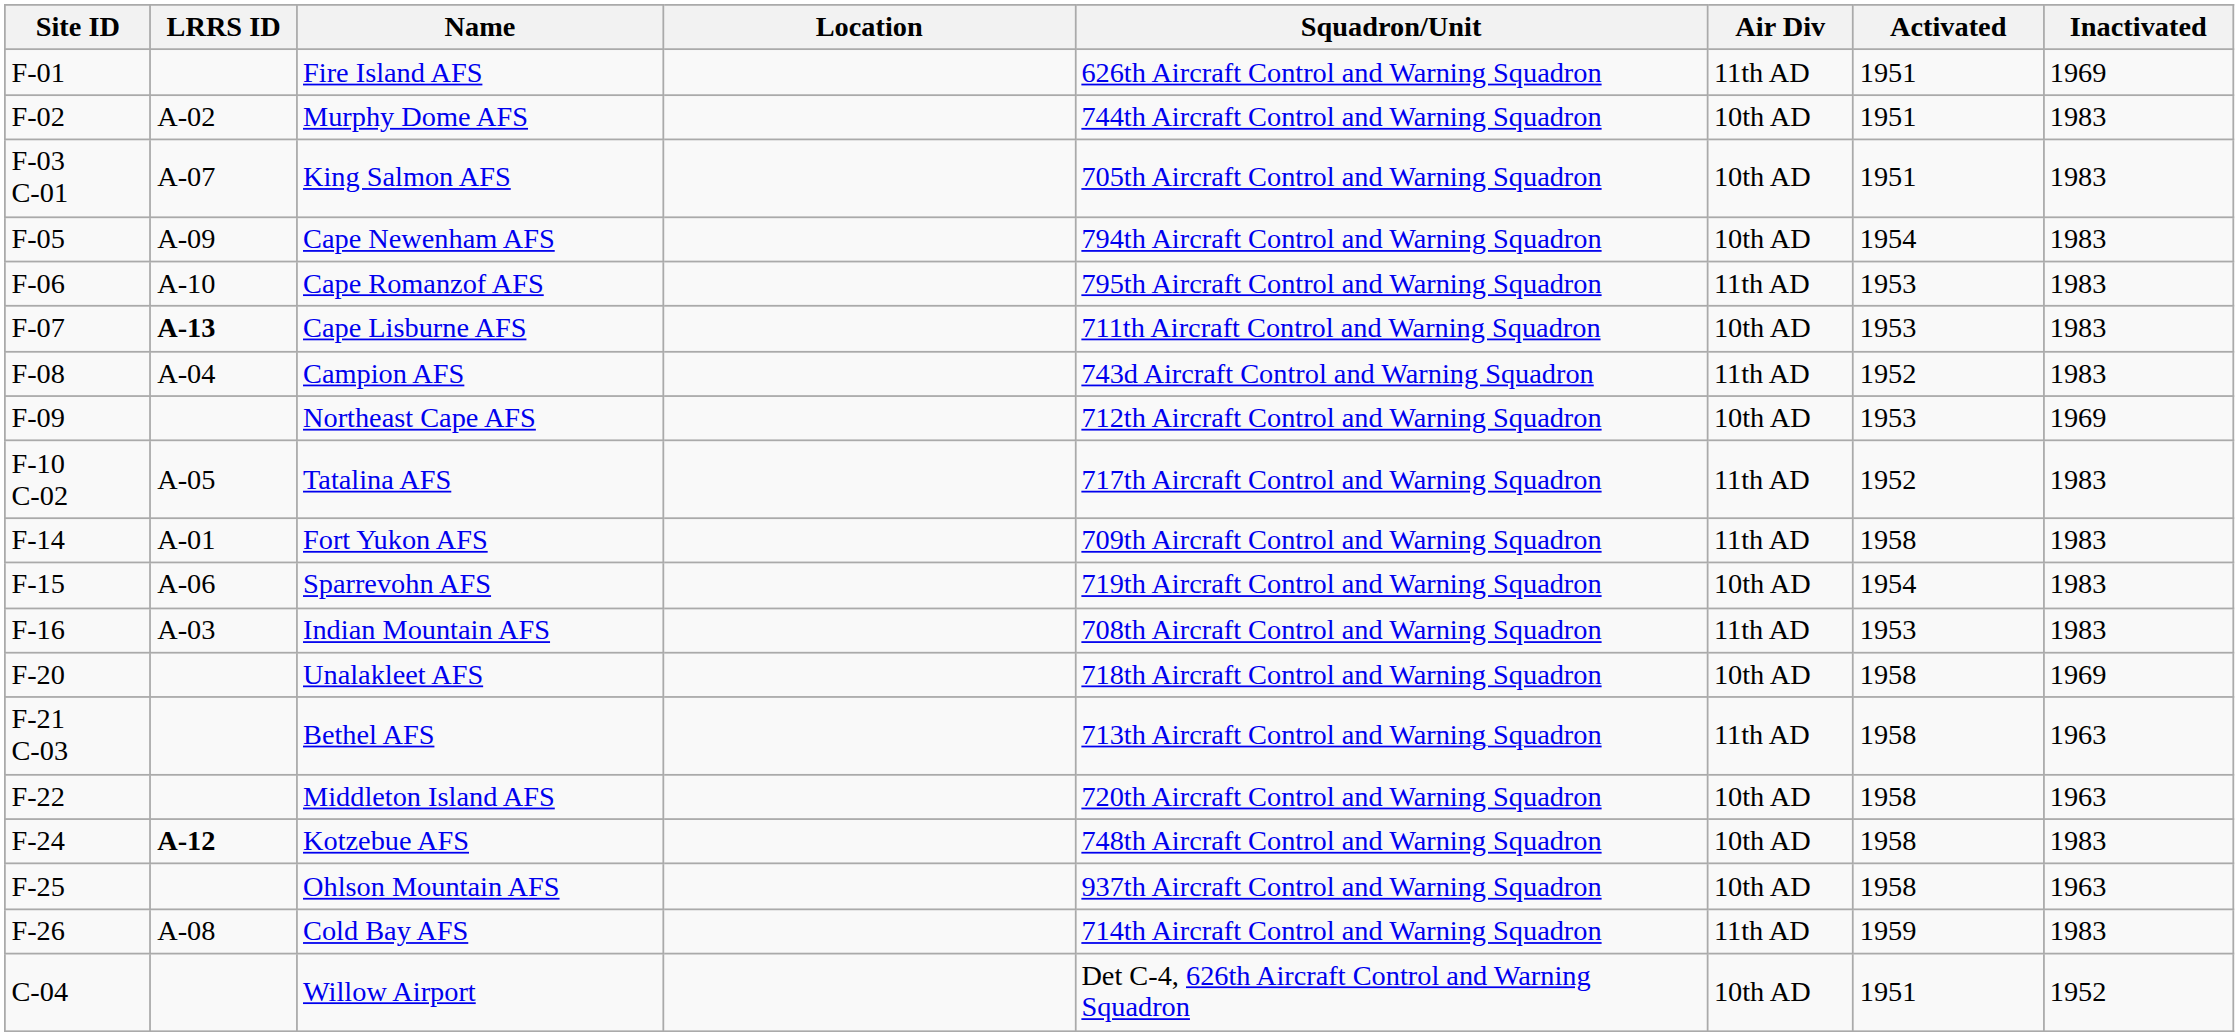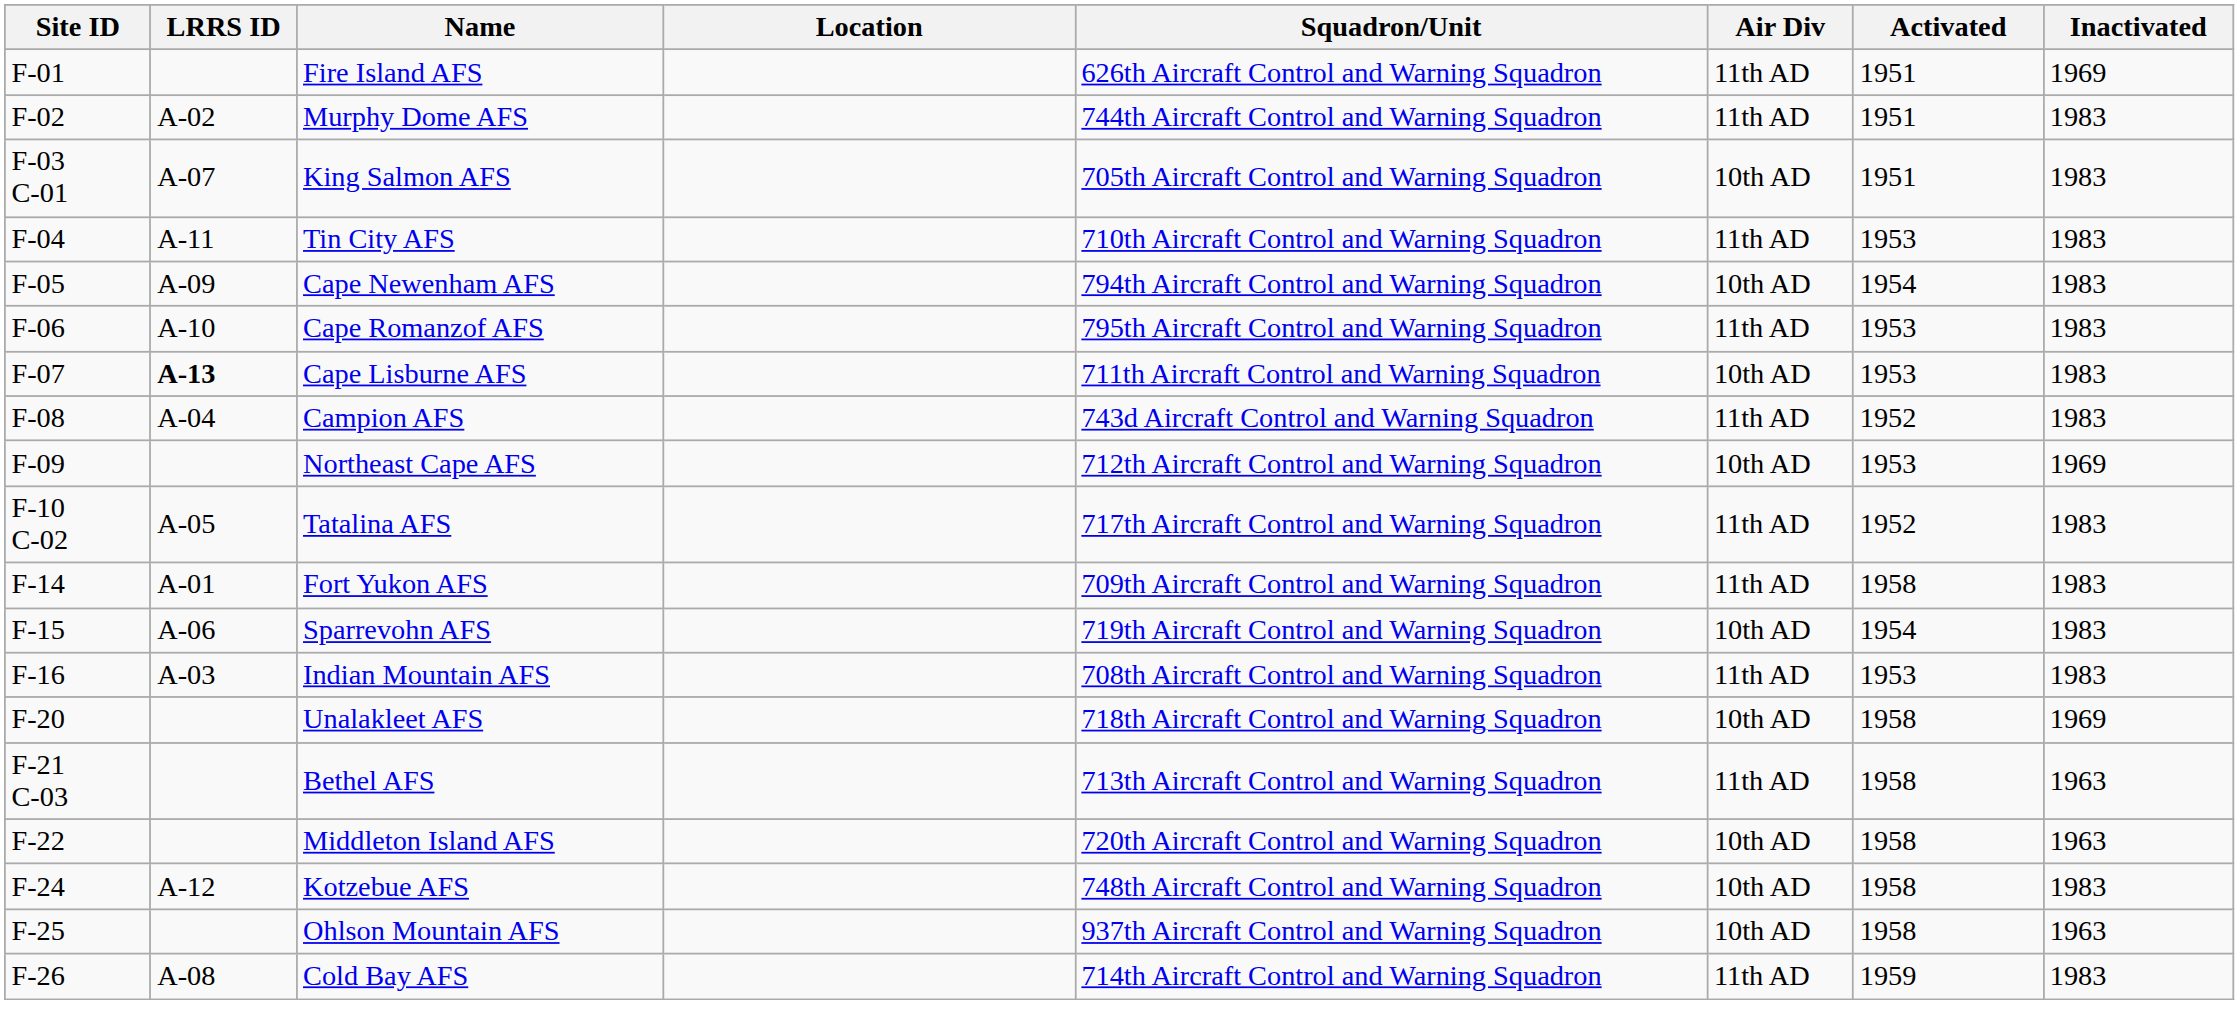(1762, 116) 10th AD -> (1762, 116) 11th AD
+ row: (379, 238)
(186, 841) bold -> (186, 886) normal
- row: (389, 991)
